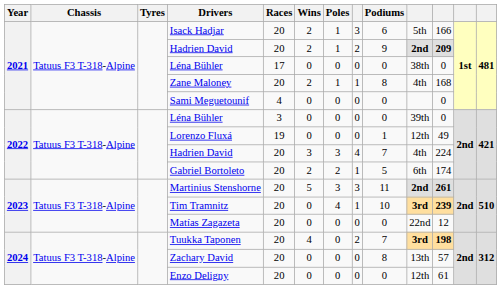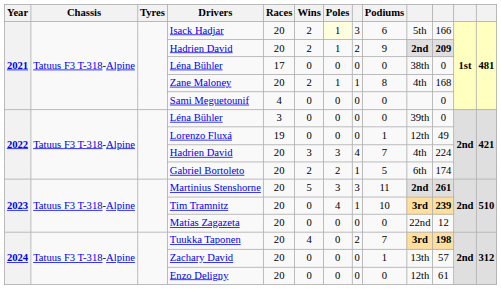(338, 30) no background -> (338, 30) lightyellow background
(384, 257) 8 -> (384, 257) 1
